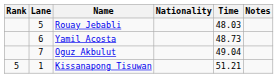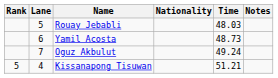(228, 53) 49.04 -> (228, 53) 49.24
(41, 66) 1 -> (41, 66) 4
